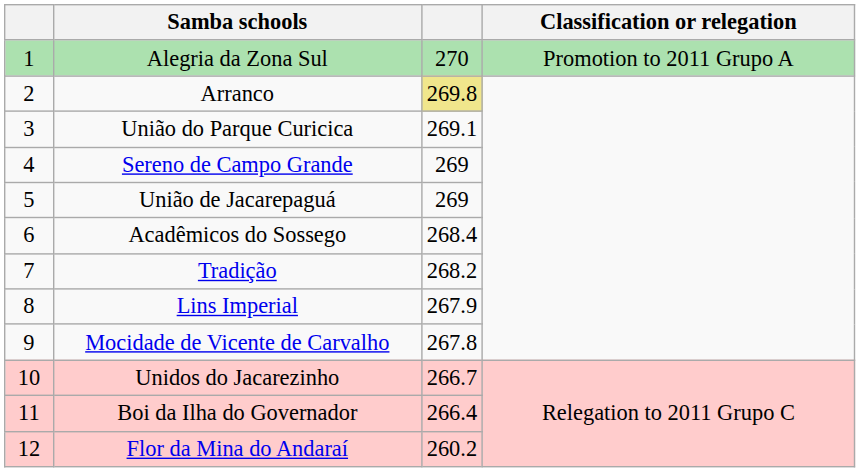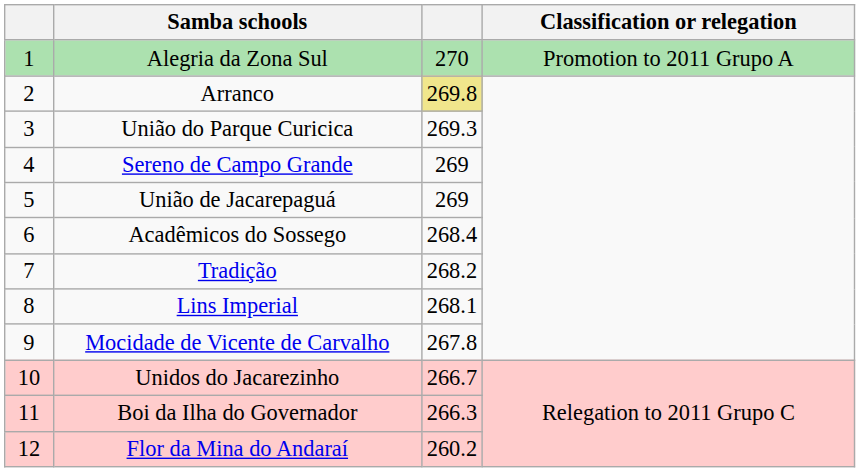(452, 128) 269.1 -> (452, 128) 269.3
(452, 306) 267.9 -> (452, 306) 268.1
(452, 413) 266.4 -> (452, 413) 266.3
